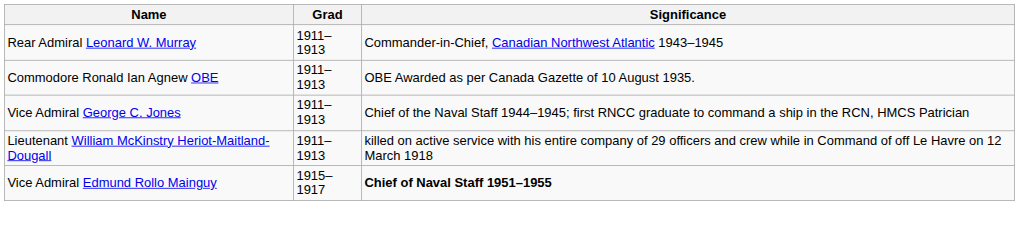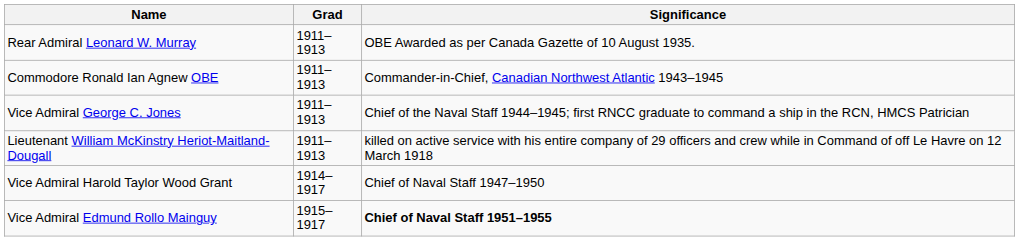(544, 42) Commander-in-Chief, Canadian Northwest Atlantic 1943–1945 -> (530, 42) OBE Awarded as per Canada Gazette of 10 August 1935.
(530, 77) OBE Awarded as per Canada Gazette of 10 August 1935. -> (544, 77) Commander-in-Chief, Canadian Northwest Atlantic 1943–1945
+ row: (120, 183)
